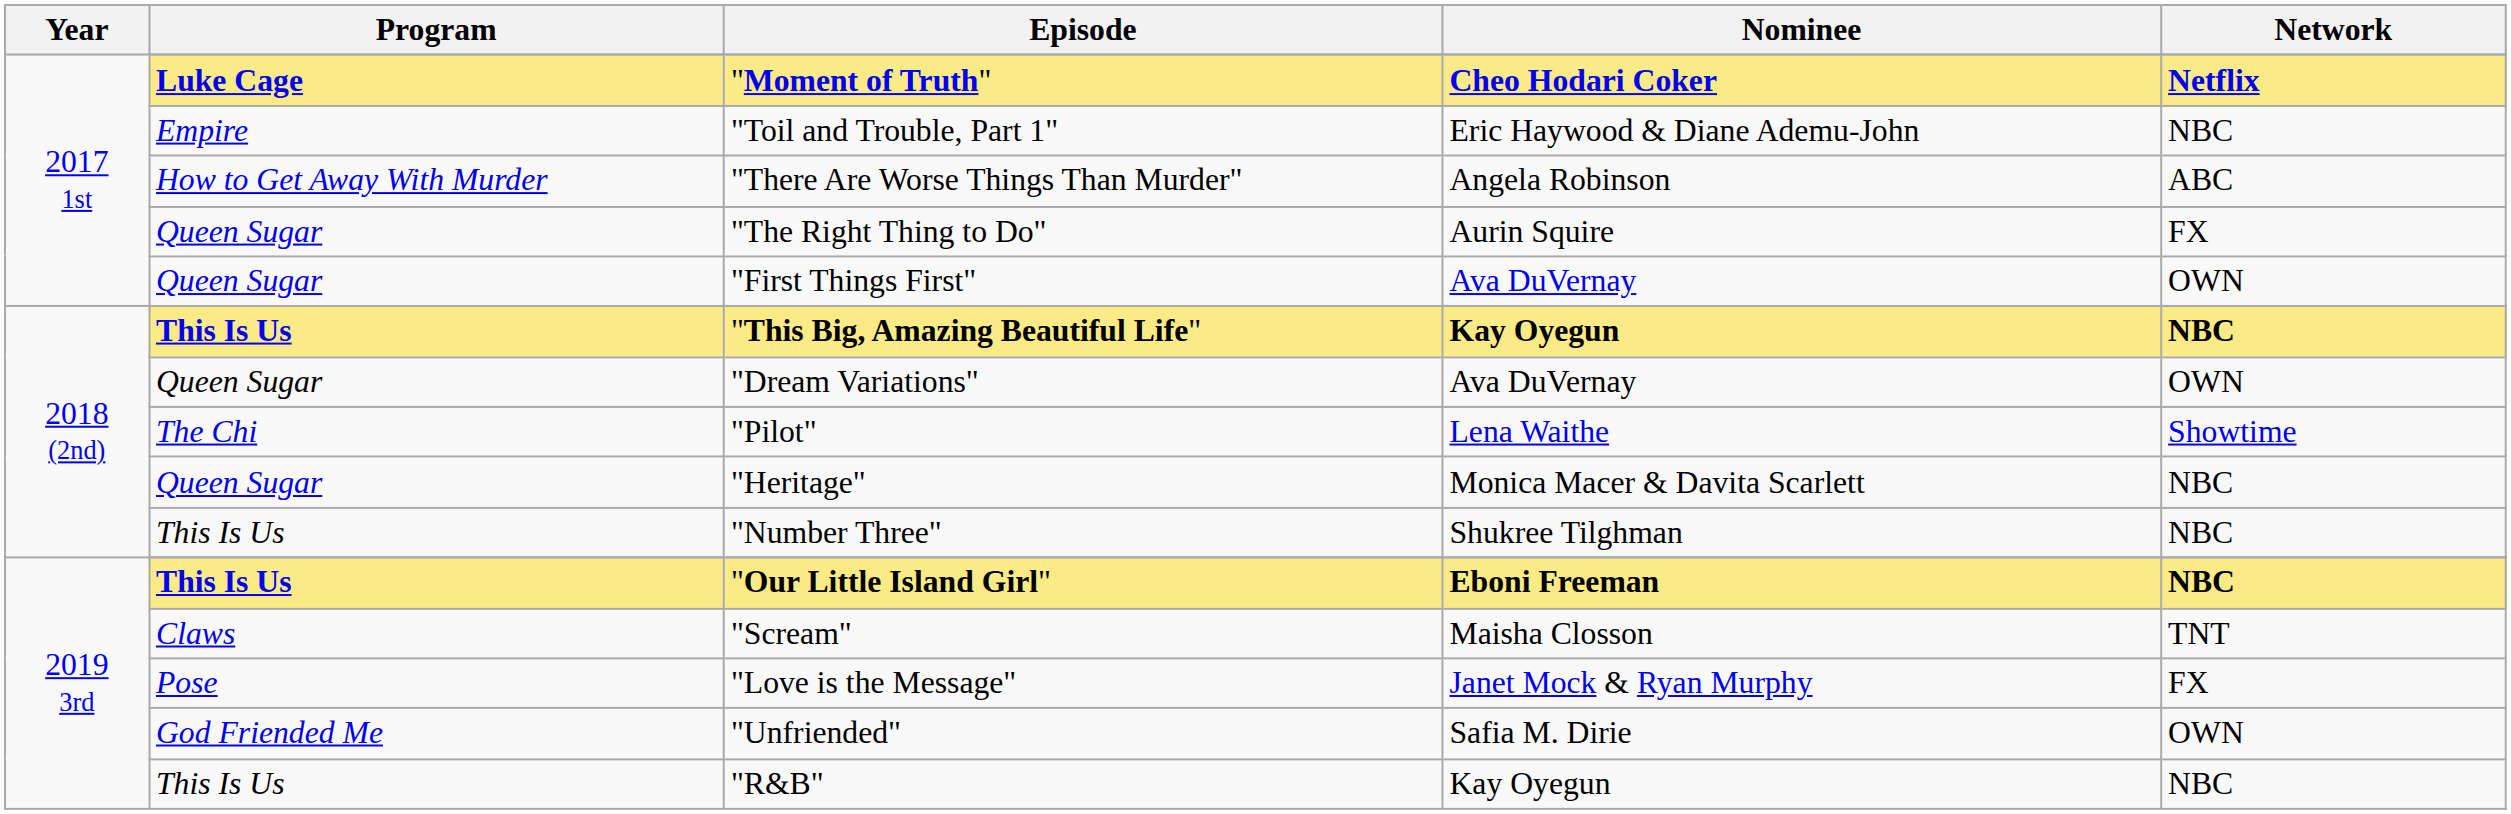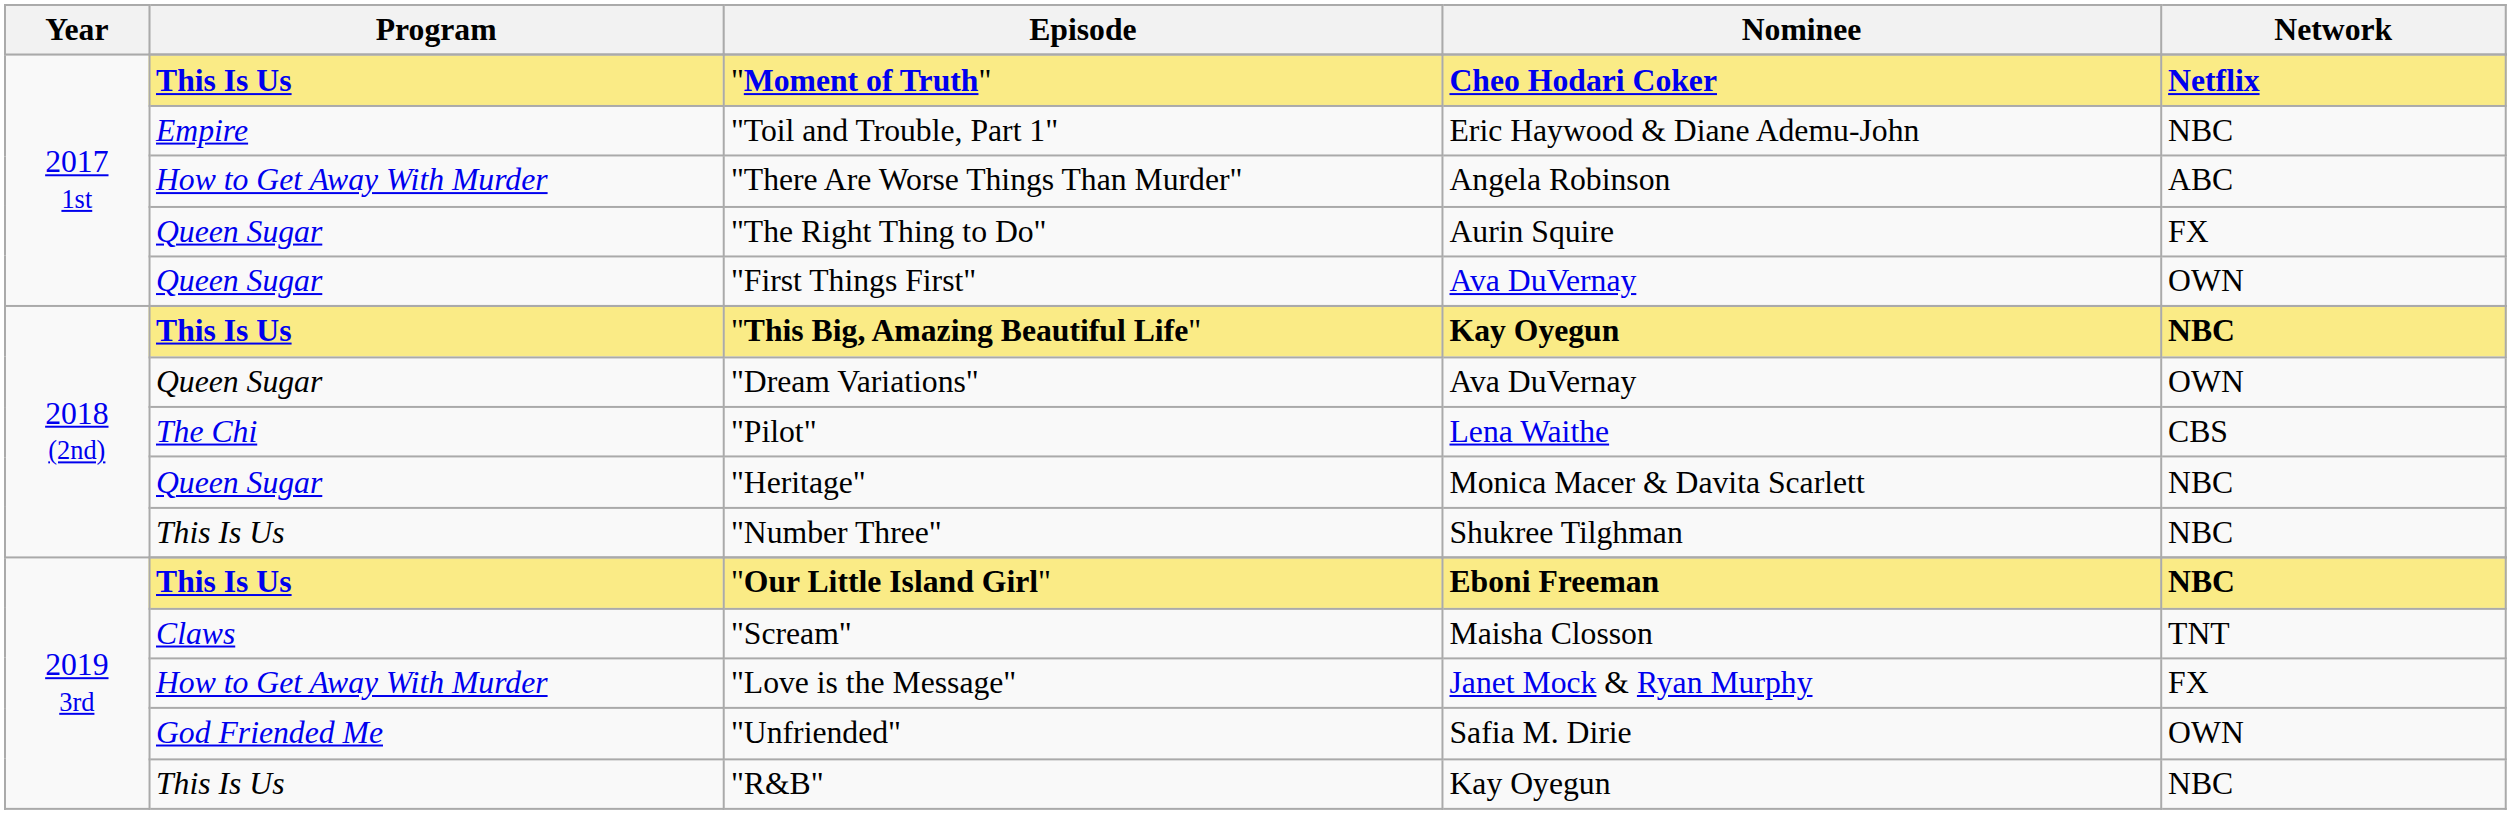(229, 79) Luke Cage -> (224, 79) This Is Us
(2232, 431) Showtime -> (2198, 431) CBS
(187, 682) Pose -> (352, 682) How to Get Away With Murder
